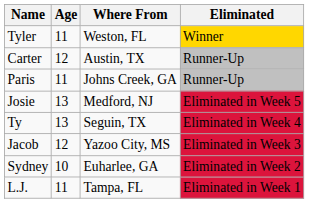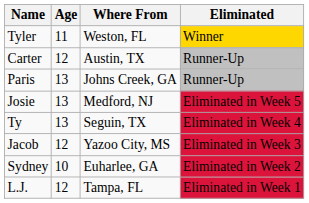(61, 79) 11 -> (61, 79) 13
(61, 187) 11 -> (61, 187) 12
